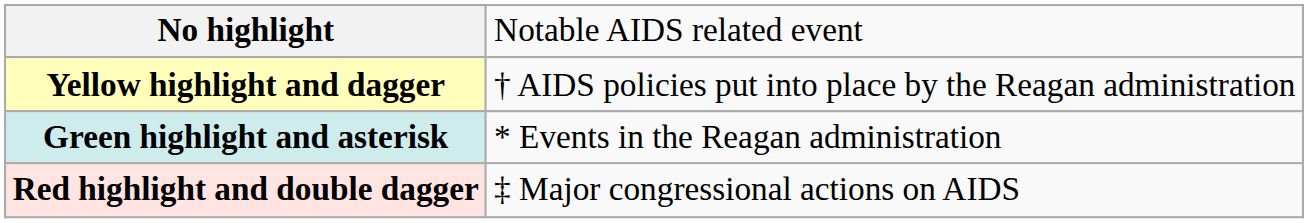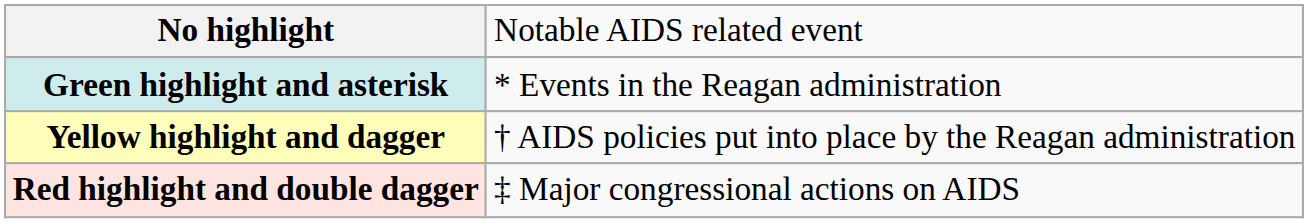rows swapped: (246, 136) <-> (246, 83)
